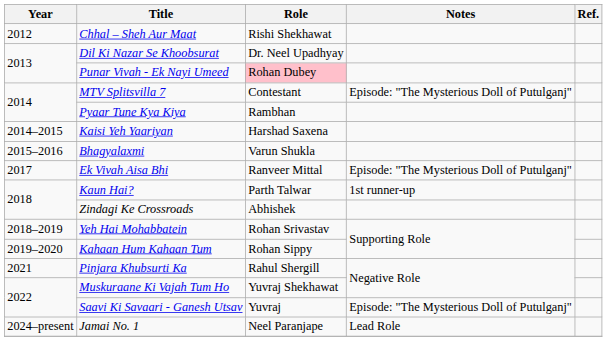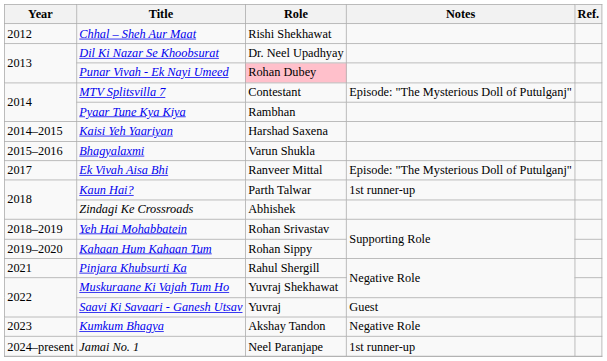(461, 307) Episode: "The Mysterious Doll of Putulganj" -> (364, 307) Guest
+ row: (122, 326)
(375, 326) Lead Role -> (382, 346) 1st runner-up
